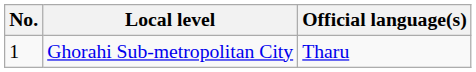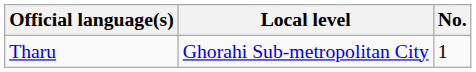columns swapped: (24, 20) <-> (385, 20)
